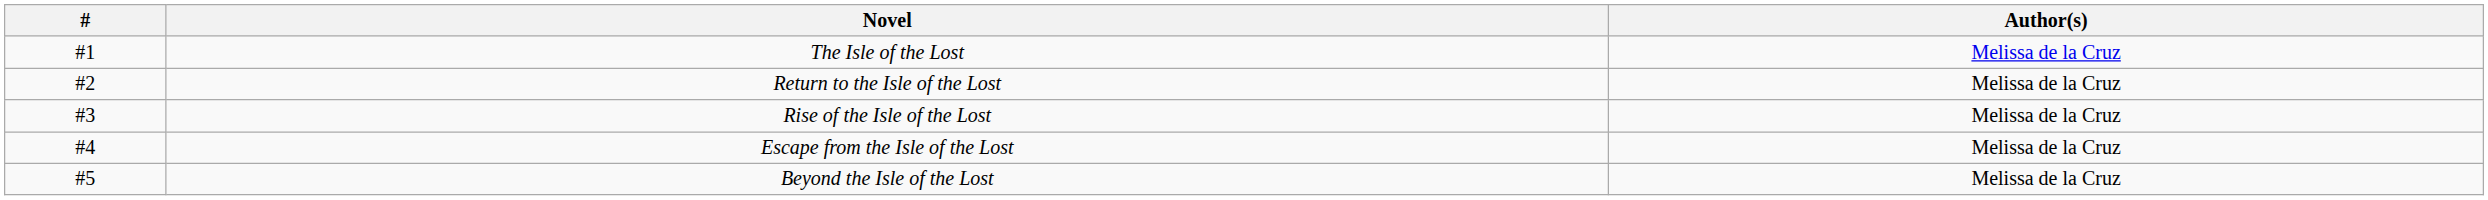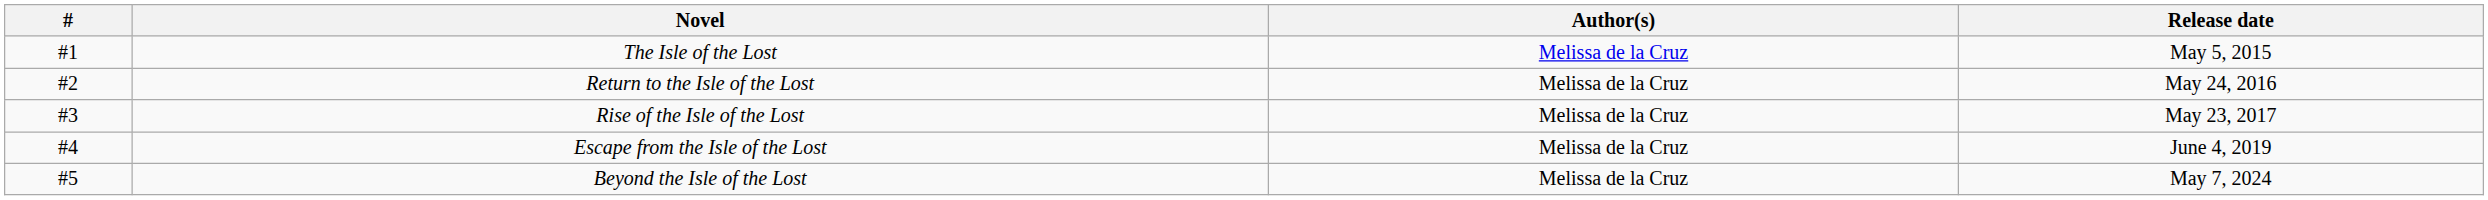+ column: (2221, 20)
